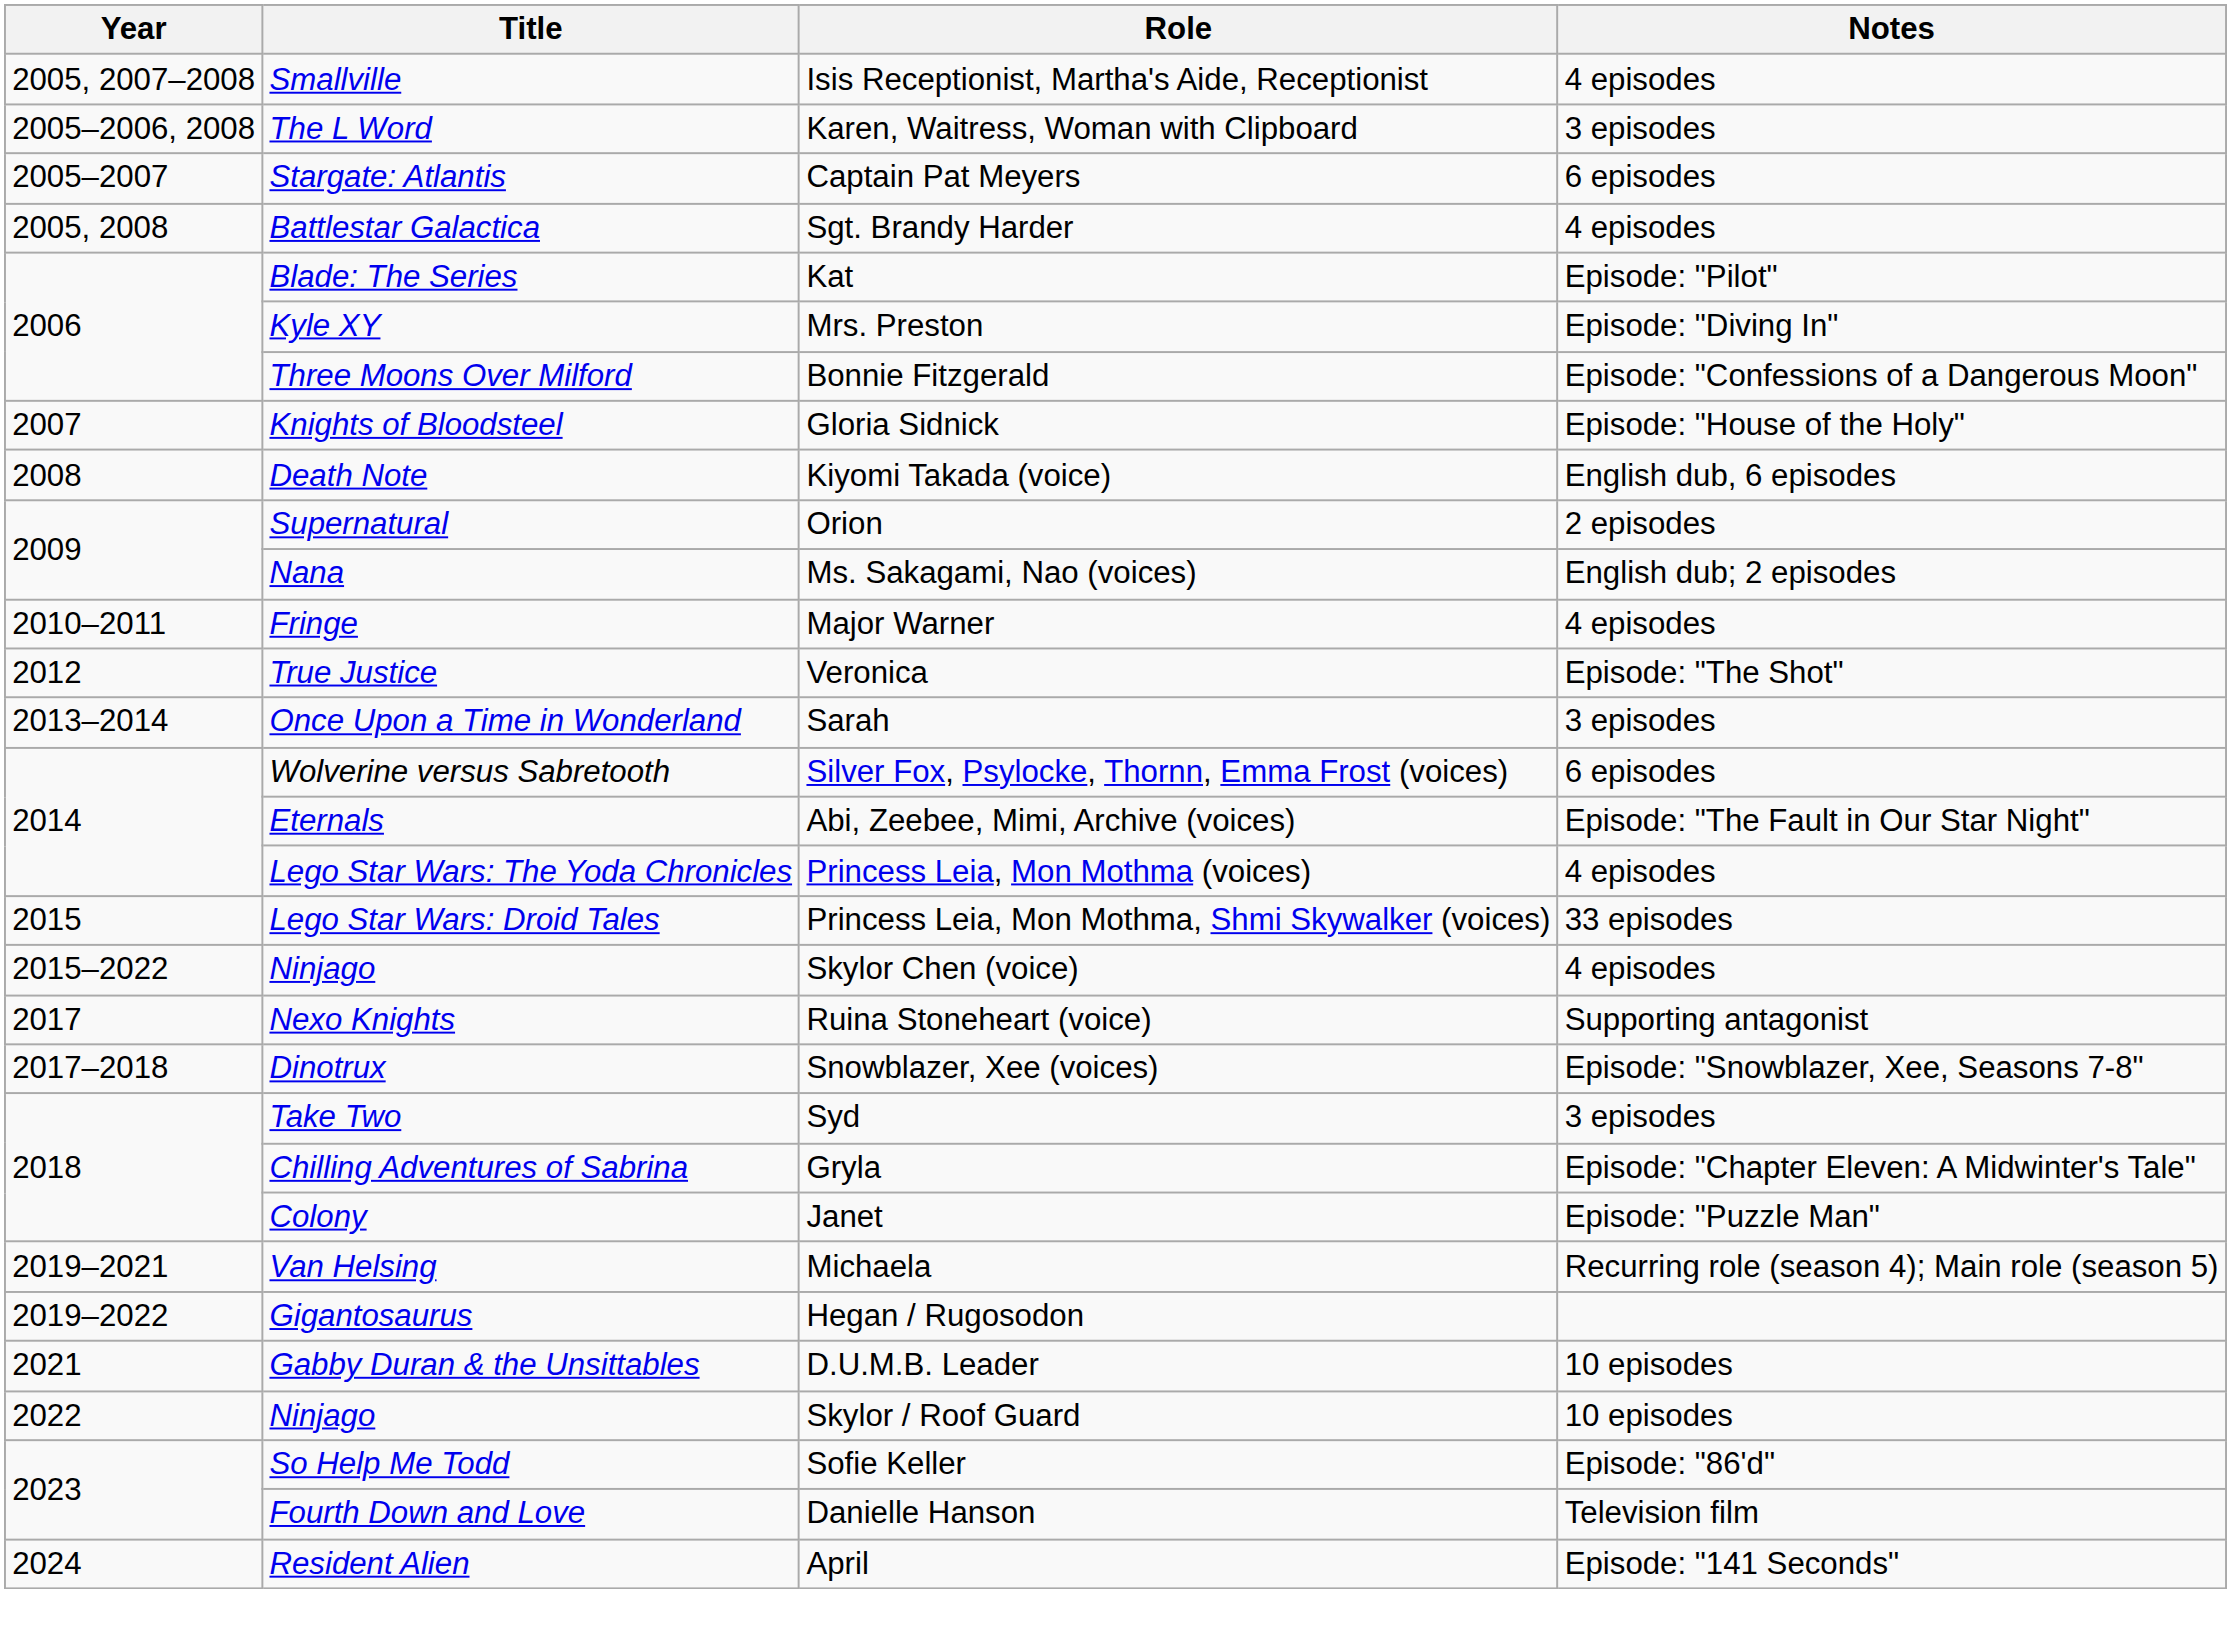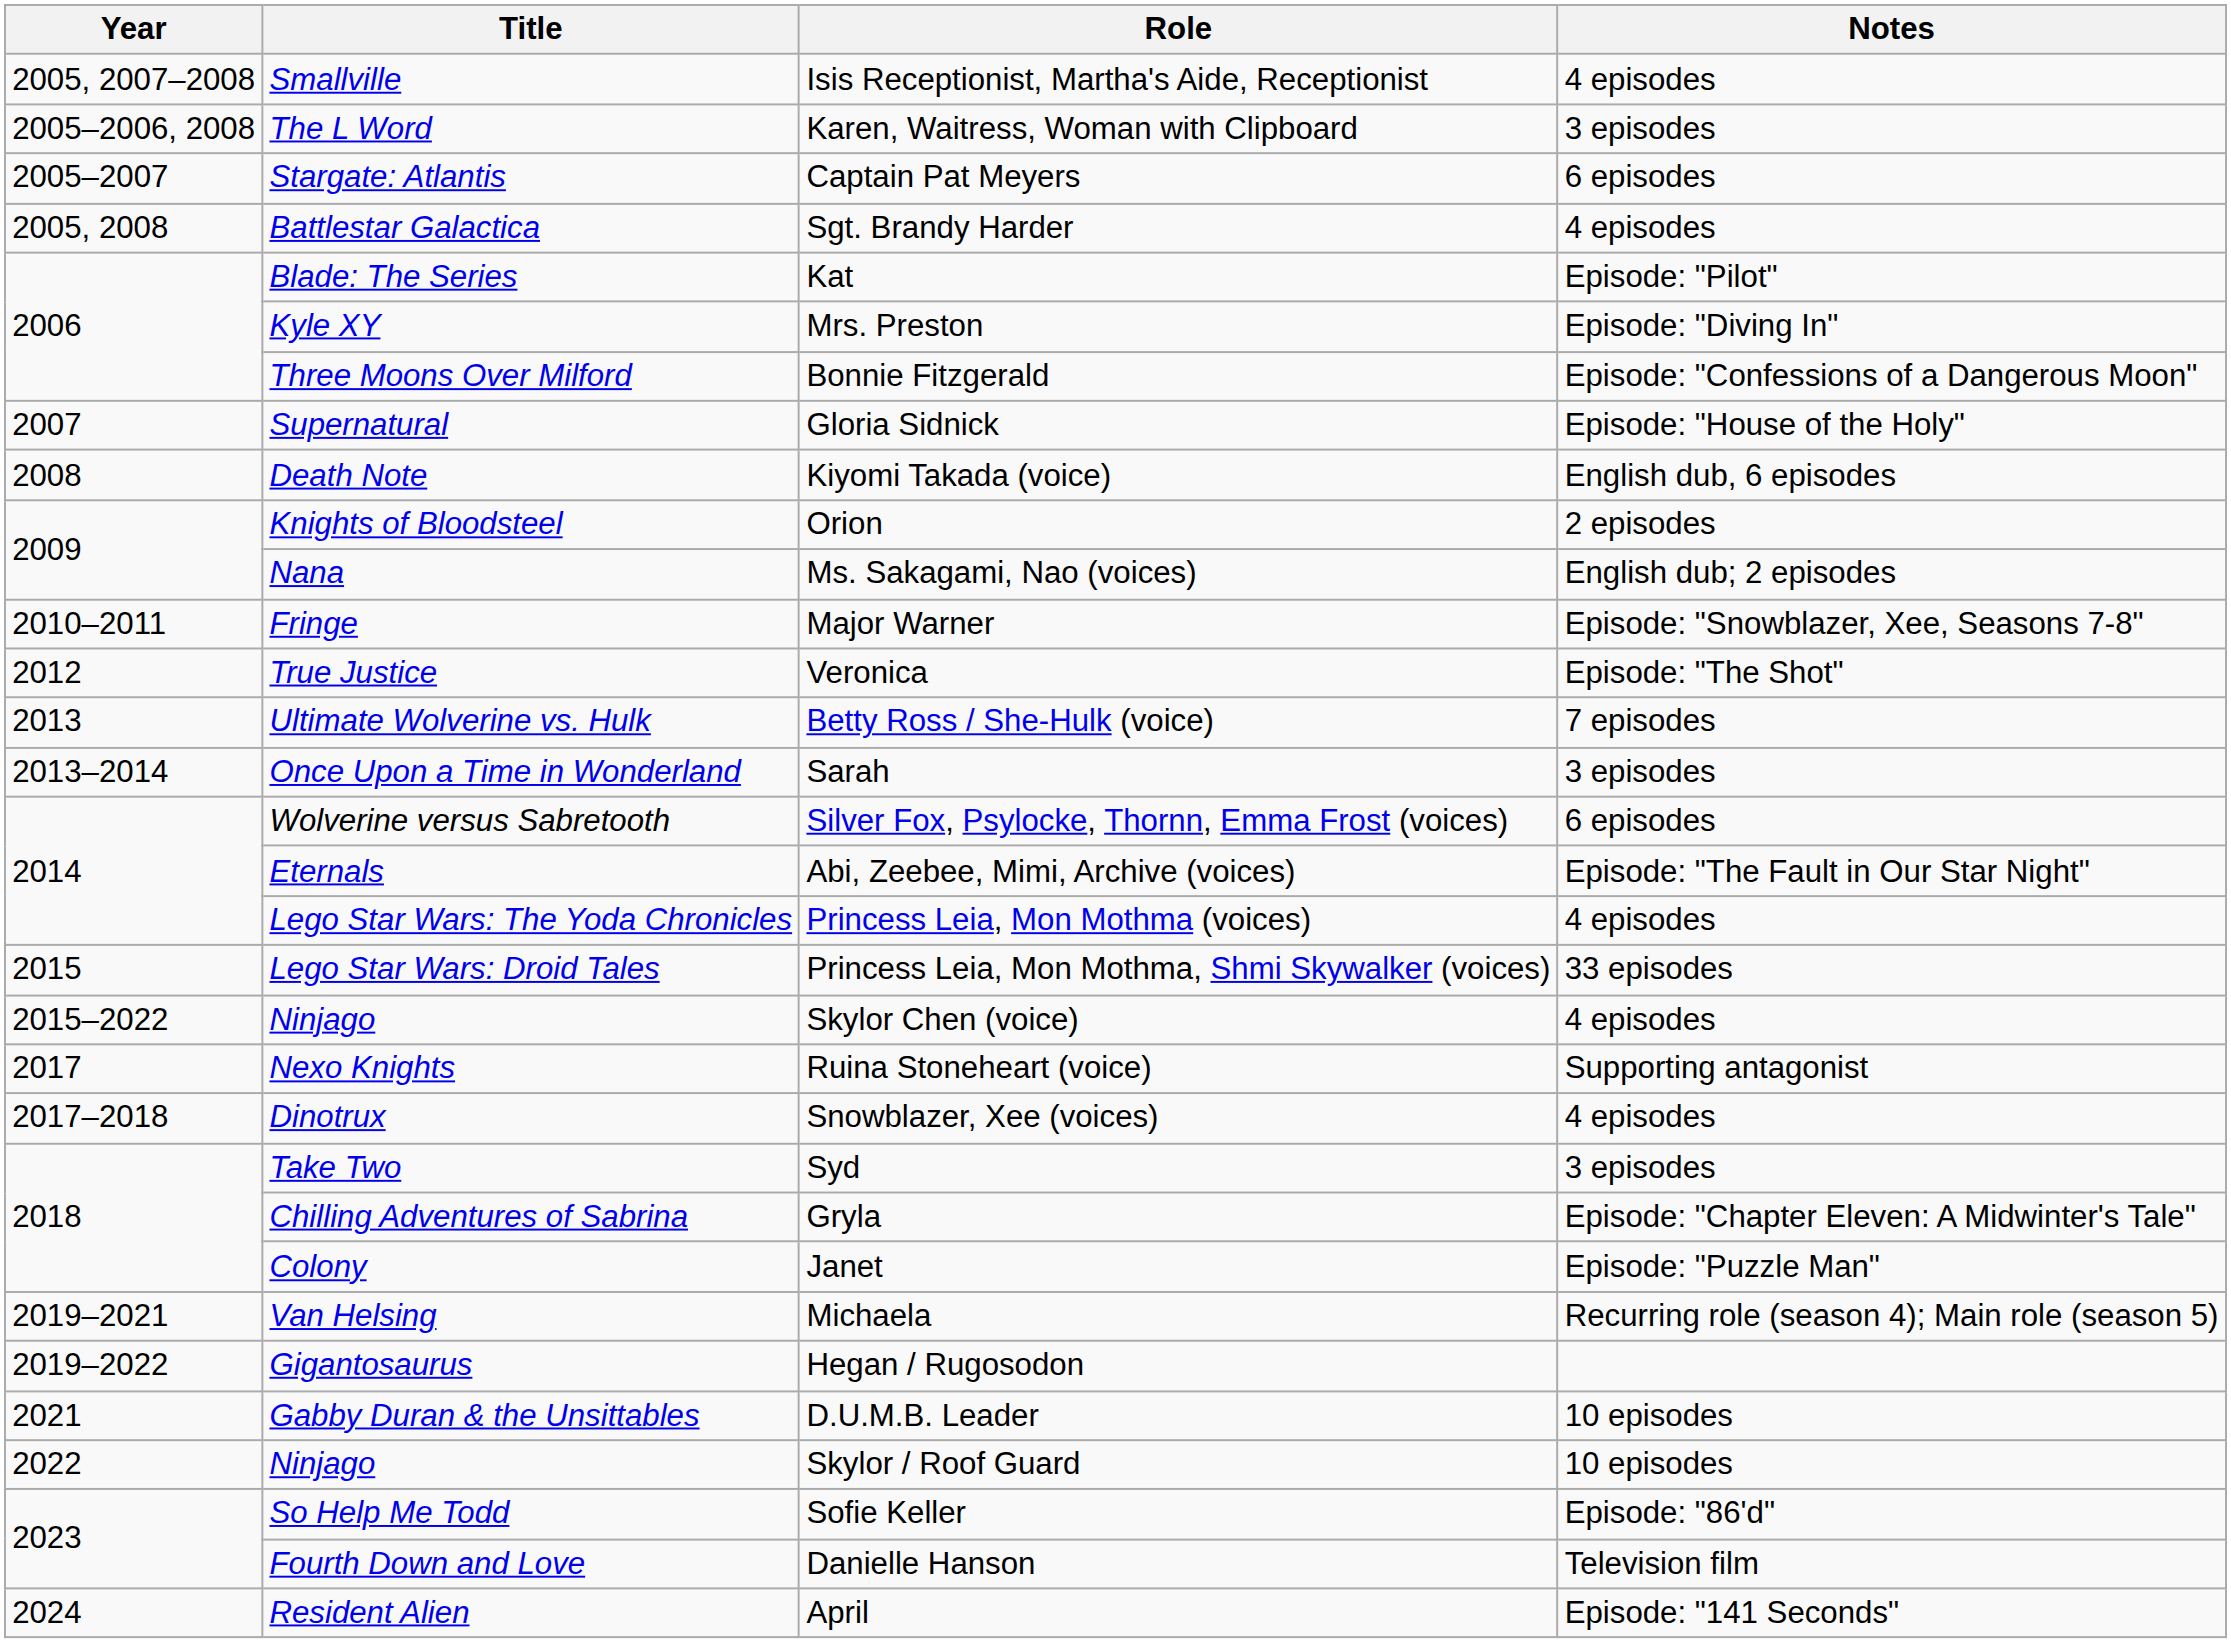(416, 425) Knights of Bloodsteel -> (359, 425) Supernatural
(359, 524) Supernatural -> (416, 524) Knights of Bloodsteel
(1640, 623) 4 episodes -> (1854, 623) Episode: "Snowblazer, Xee, Seasons 7-8"
+ row: (1010, 721)
(1854, 1068) Episode: "Snowblazer, Xee, Seasons 7-8" -> (1640, 1117) 4 episodes
